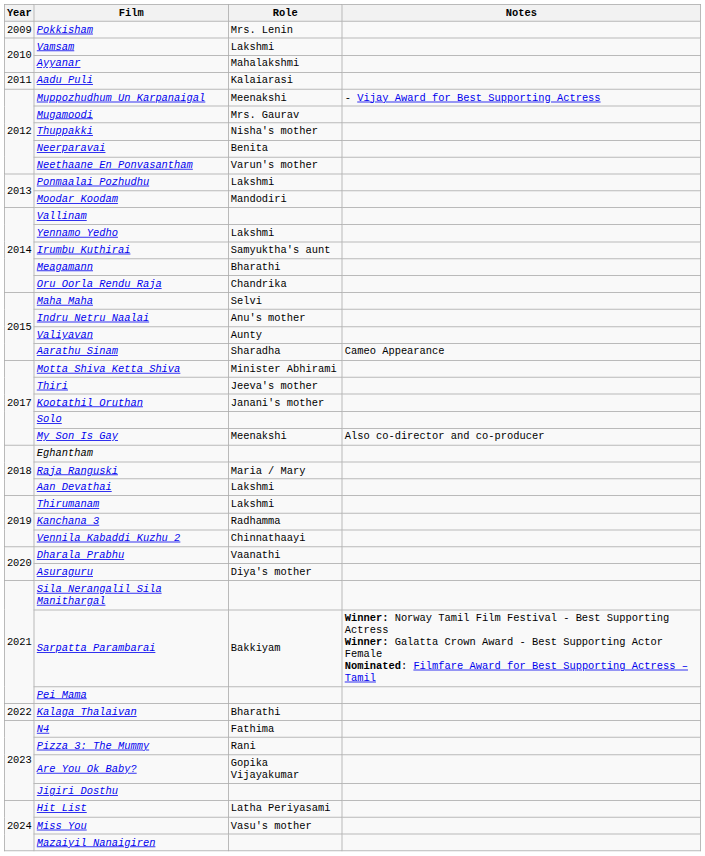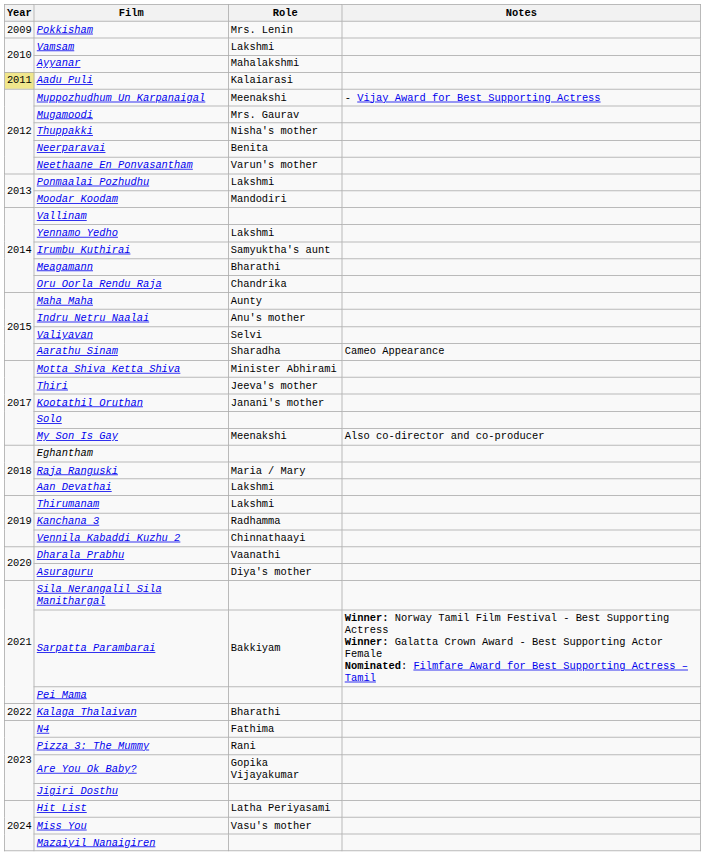(19, 81) no background -> (19, 81) khaki background
(246, 301) Selvi -> (246, 301) Aunty
(246, 335) Aunty -> (246, 335) Selvi
